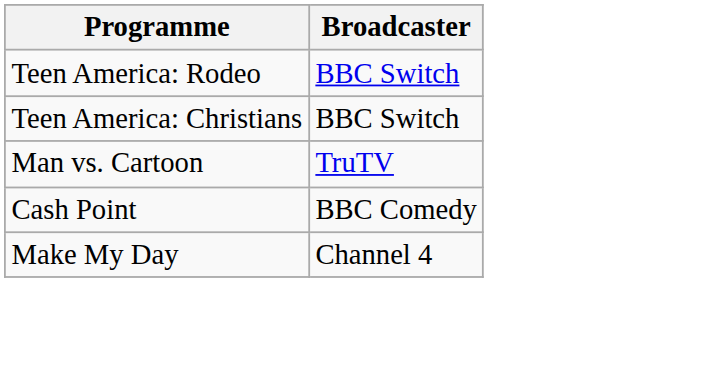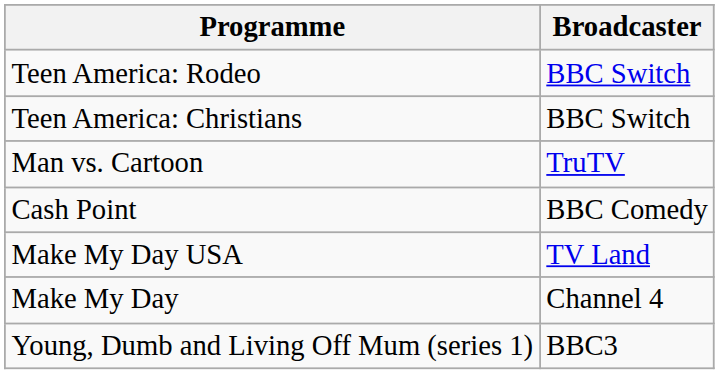+ row: (127, 254)
+ row: (272, 345)
